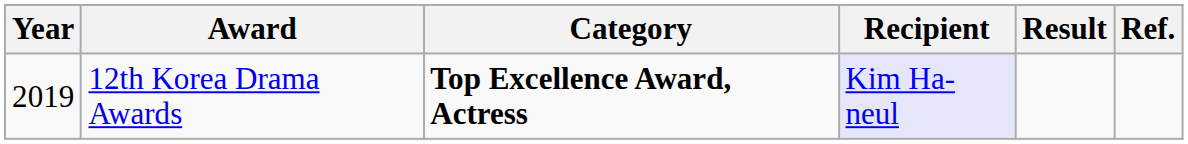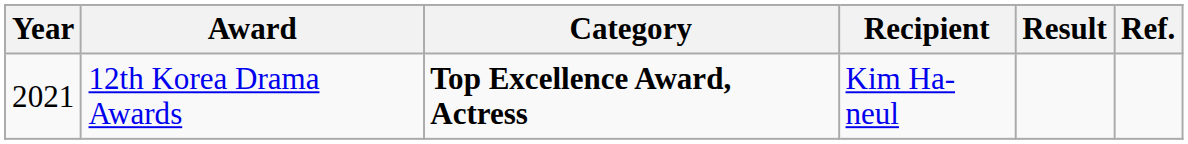(43, 95) 2019 -> (43, 95) 2021
(900, 95) lavender background -> (900, 95) no background
